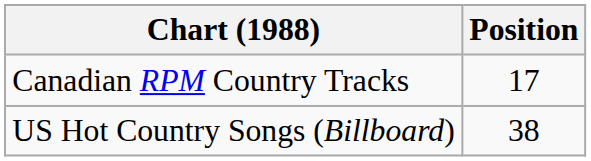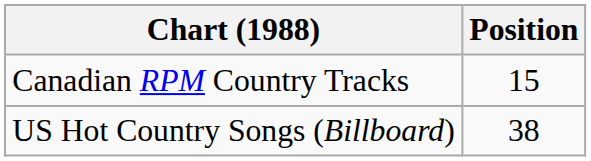(524, 79) 17 -> (524, 79) 15
